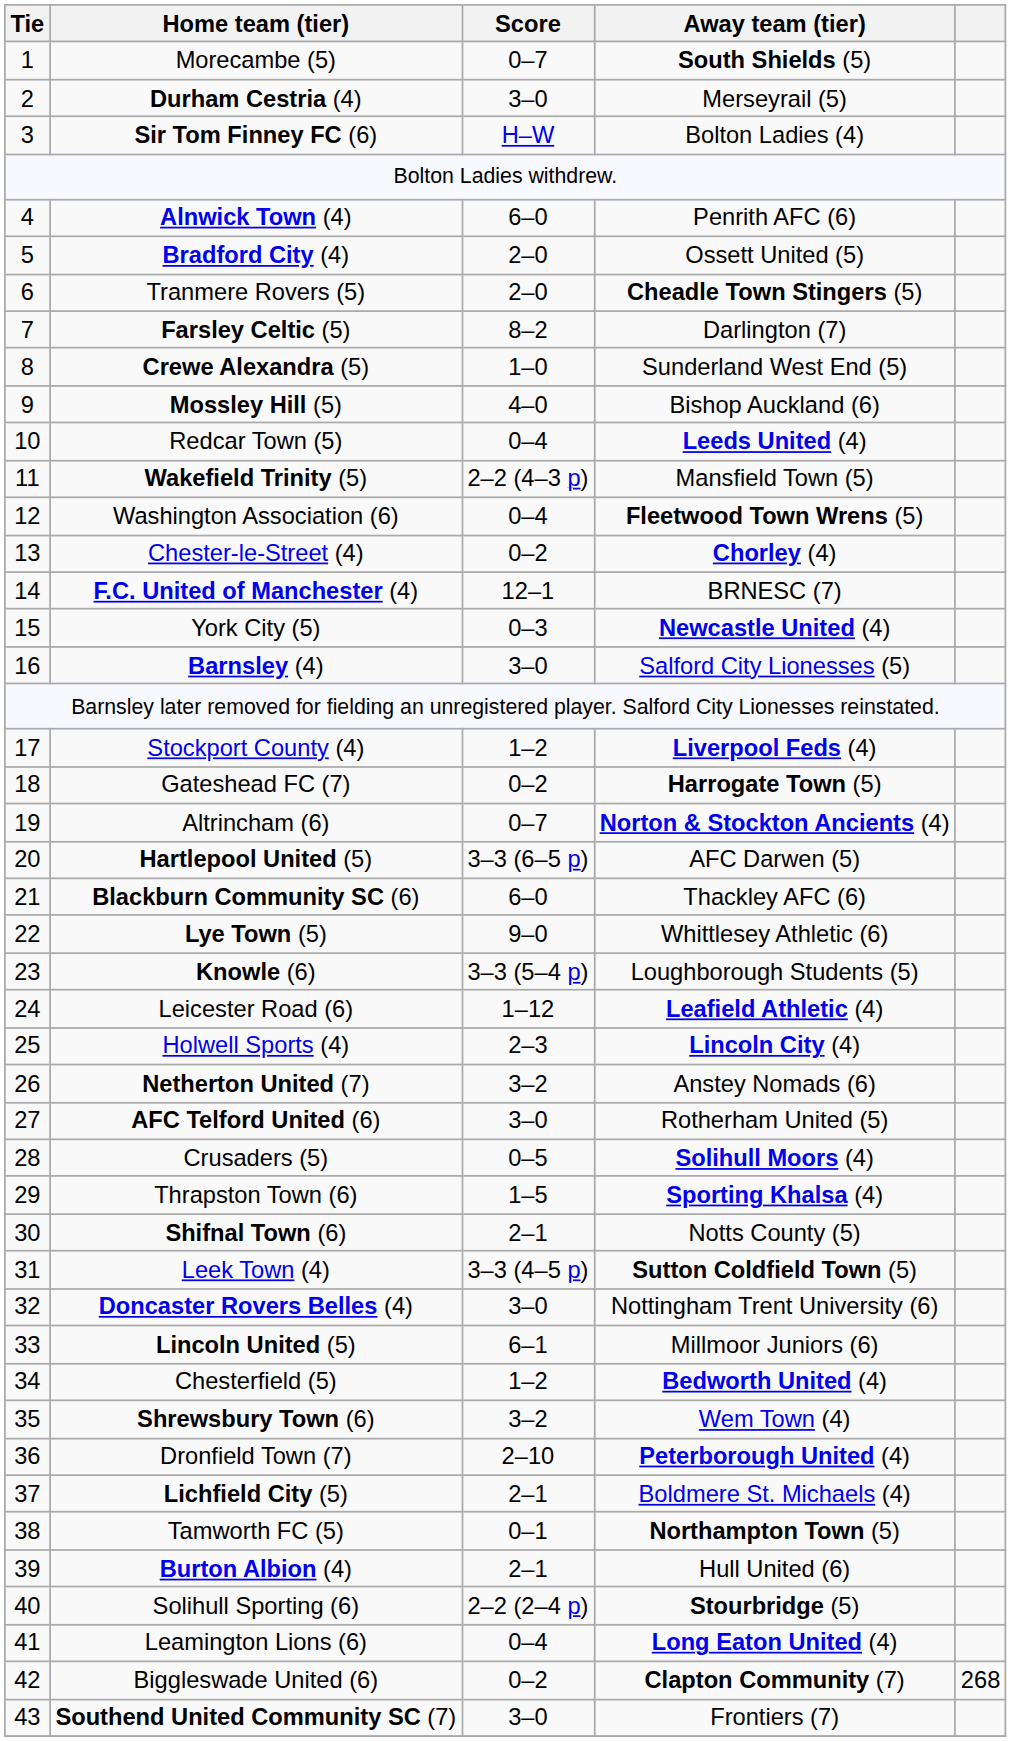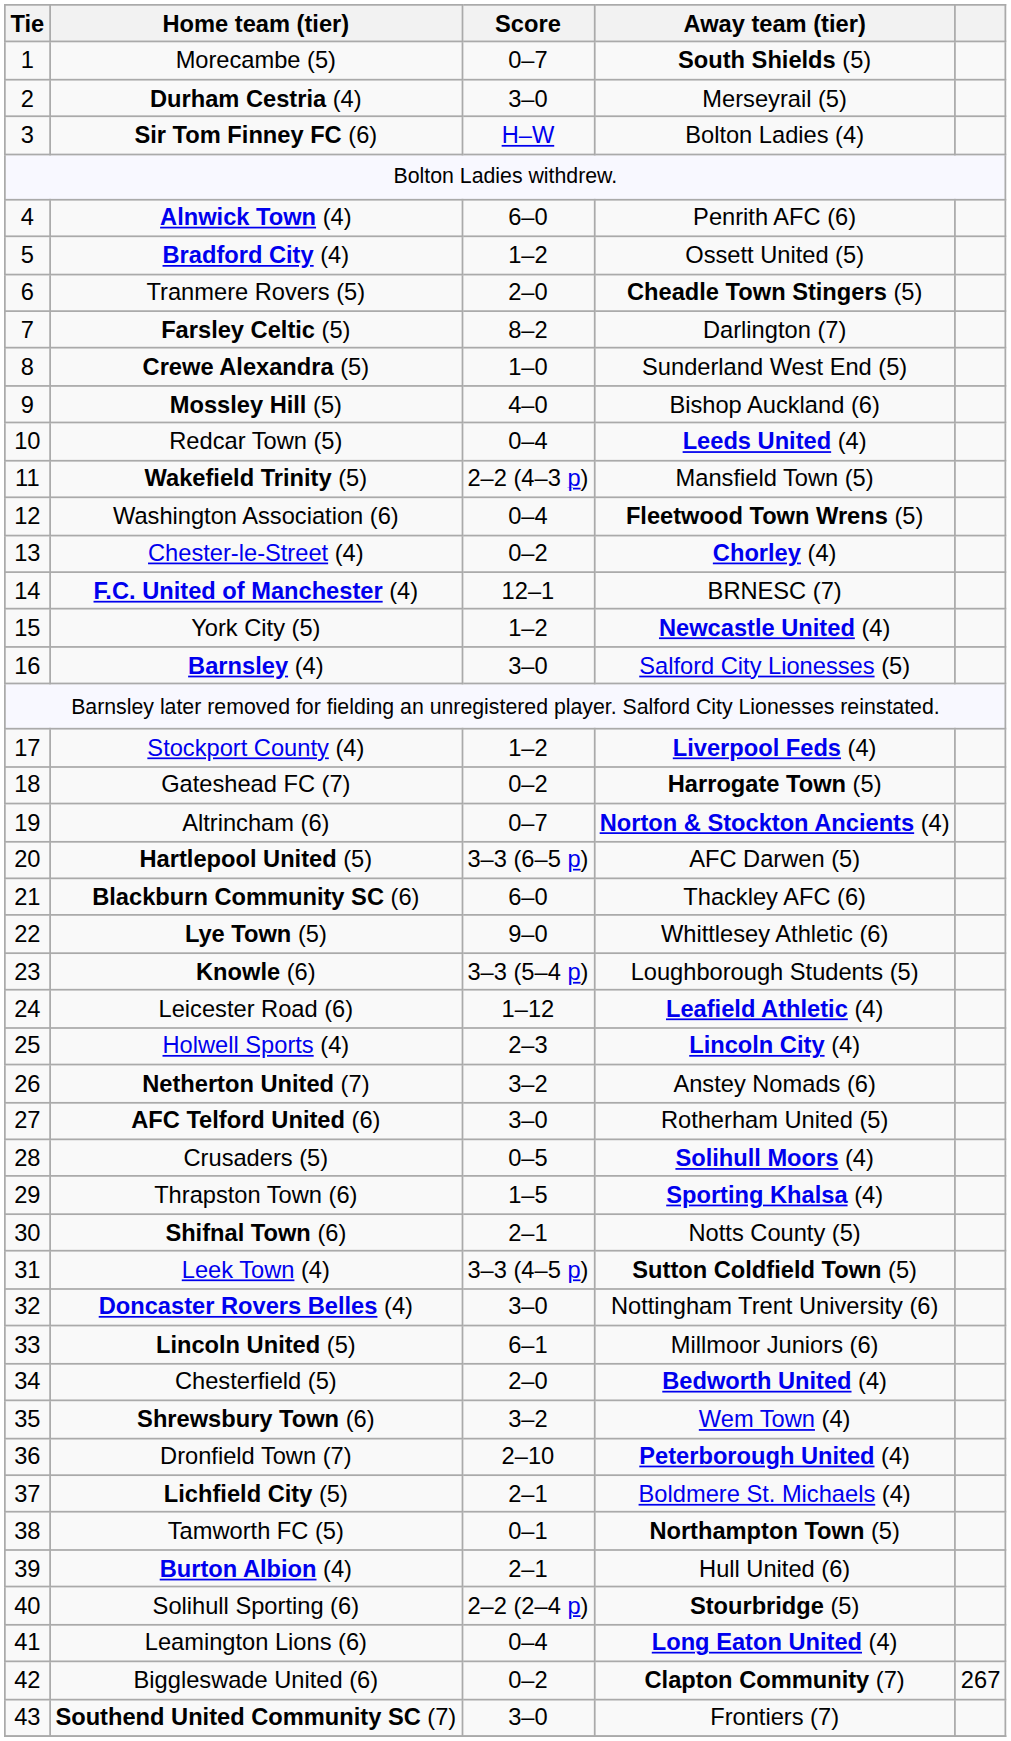(528, 255) 2–0 -> (528, 255) 1–2
(528, 628) 0–3 -> (528, 628) 1–2
(528, 1381) 1–2 -> (528, 1381) 2–0
(981, 1680) 268 -> (981, 1680) 267
